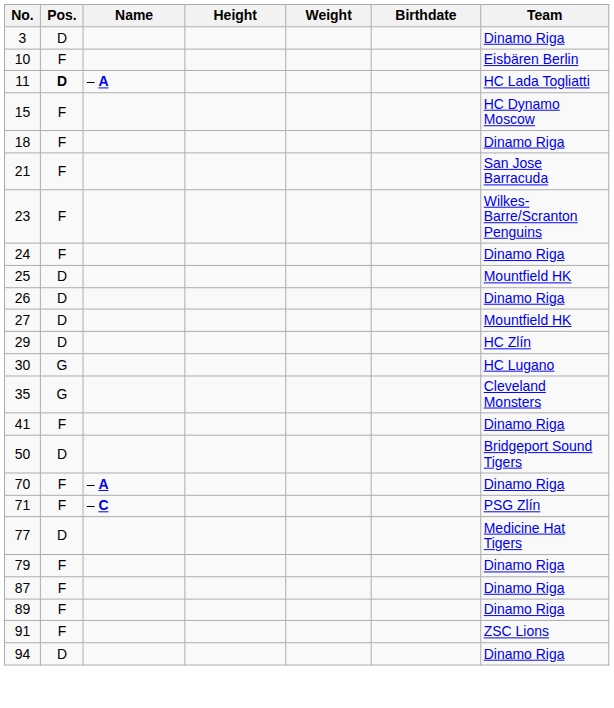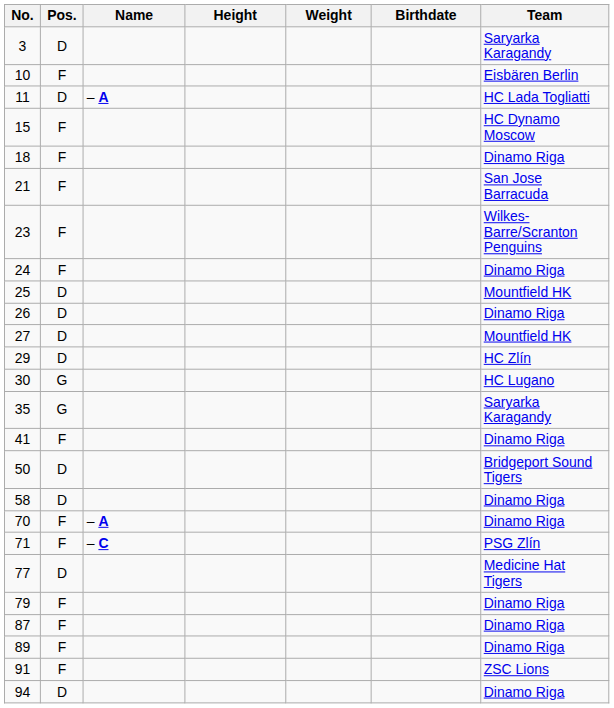(524, 38) Dinamo Riga -> (518, 46) Saryarka Karagandy
(62, 82) bold -> (62, 98) normal
(515, 395) Cleveland Monsters -> (518, 410) Saryarka Karagandy
+ row: (22, 500)
